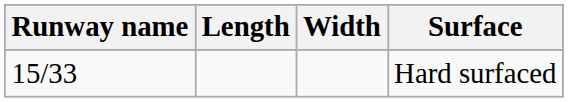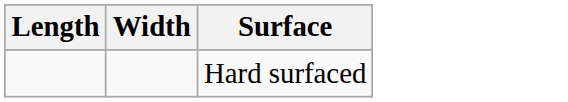- column: (100, 27)
